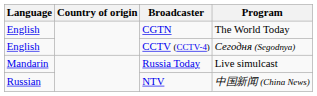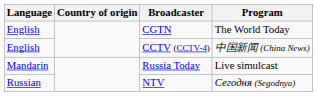(255, 47) Сегодня (Segodnya) -> (262, 47) 中国新闻 (China News)
(262, 81) 中国新闻 (China News) -> (255, 83) Сегодня (Segodnya)
